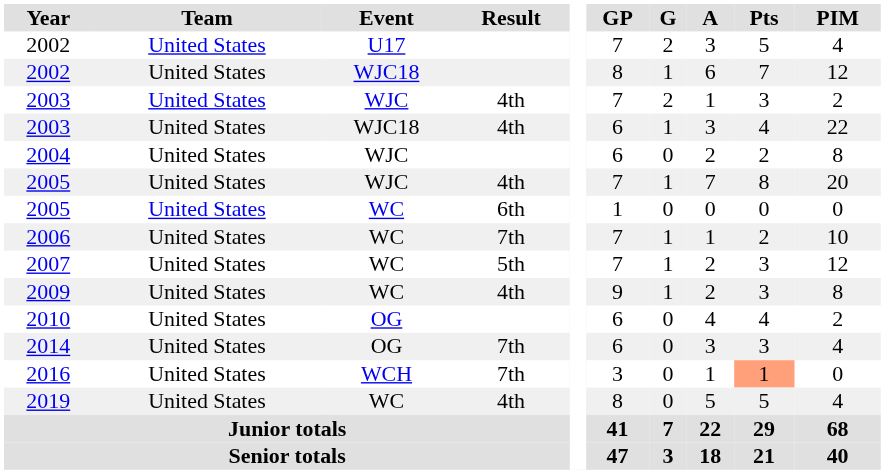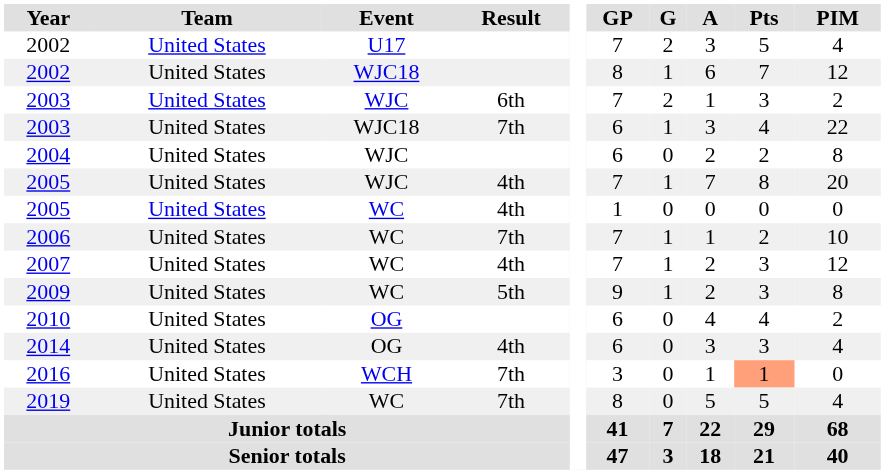(511, 99) 4th -> (511, 99) 6th
(511, 127) 4th -> (511, 127) 7th
(511, 209) 6th -> (511, 209) 4th
(511, 264) 5th -> (511, 264) 4th
(511, 291) 4th -> (511, 291) 5th
(511, 346) 7th -> (511, 346) 4th
(511, 401) 4th -> (511, 401) 7th
